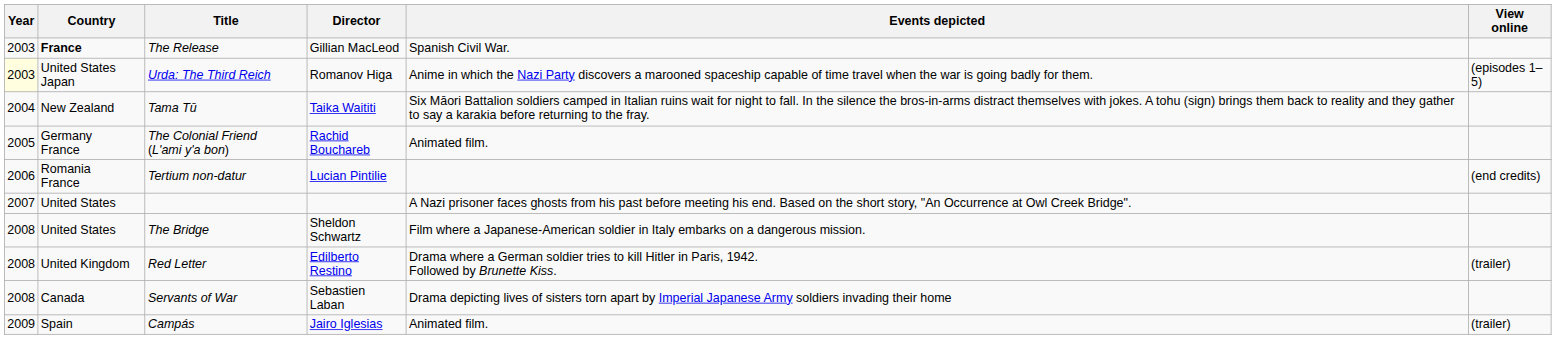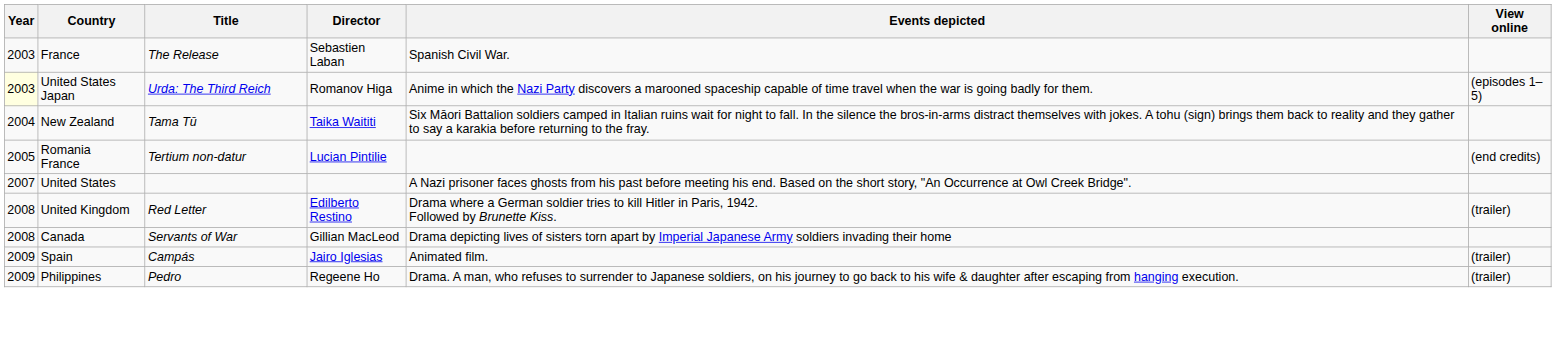(61, 48) bold -> (60, 55) normal
(354, 48) Gillian MacLeod -> (337, 55) Sebastien Laban
- row: (202, 142)
(21, 176) 2006 -> (21, 156) 2005
- row: (178, 230)
(337, 297) Sebastien Laban -> (354, 237) Gillian MacLeod
+ row: (165, 276)
